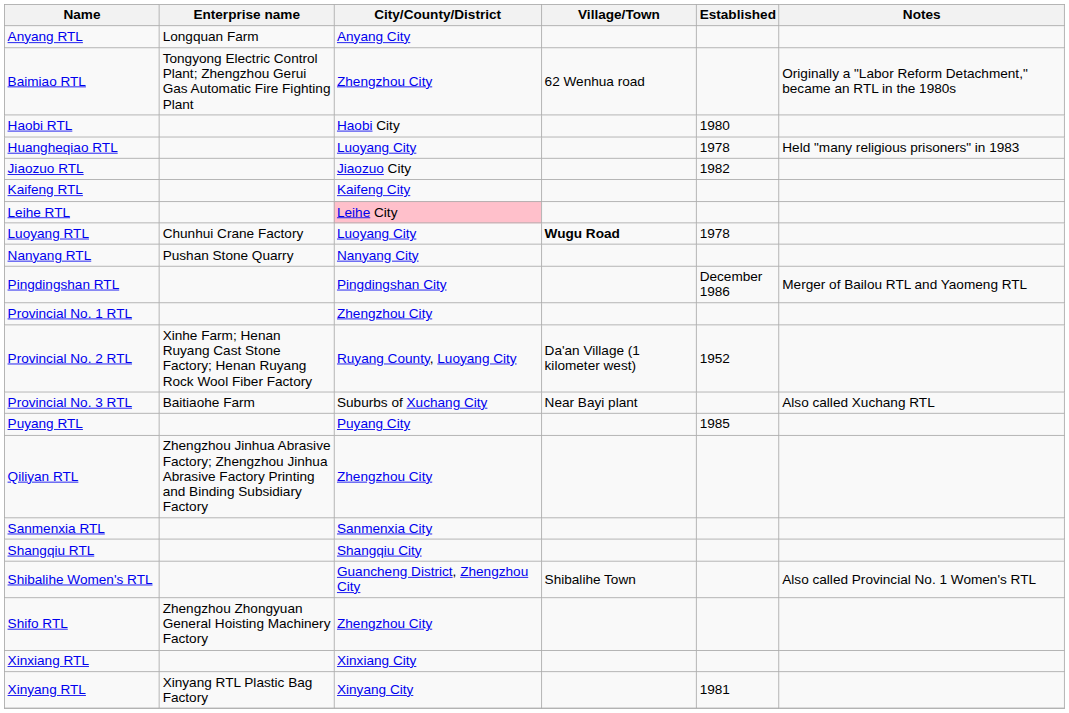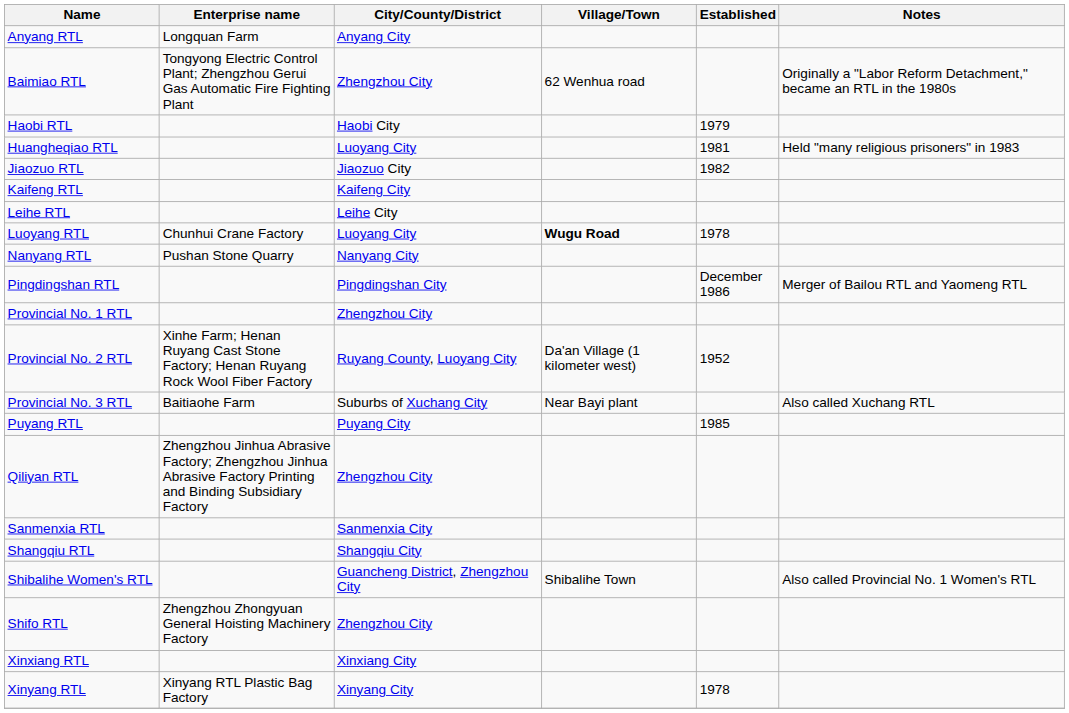(715, 125) 1980 -> (715, 125) 1979
(715, 147) 1978 -> (715, 147) 1981
(367, 212) pink background -> (367, 212) no background
(715, 690) 1981 -> (715, 690) 1978
